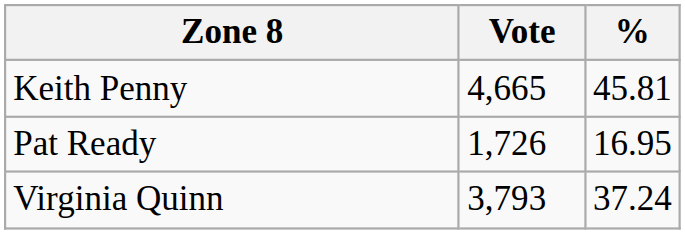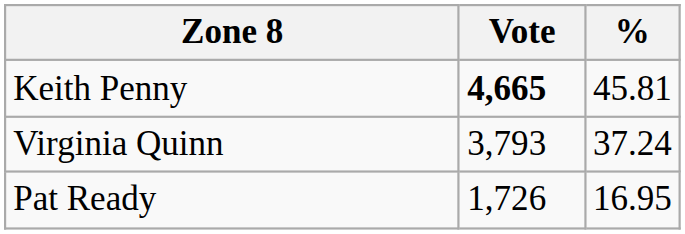(507, 87) normal -> (507, 87) bold
rows swapped: (118, 198) <-> (85, 143)
